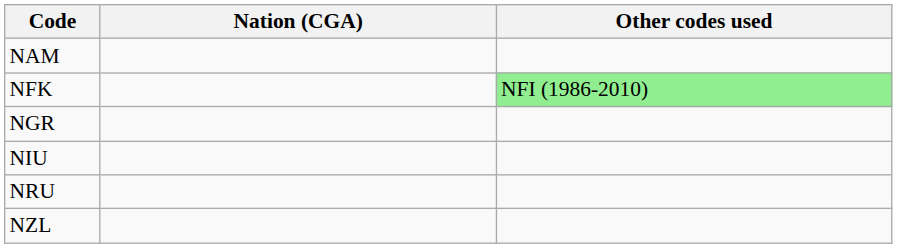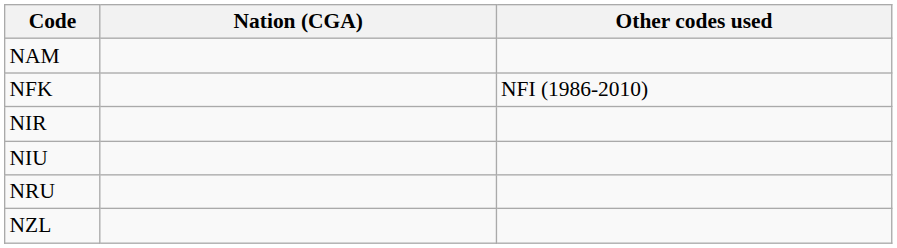(575, 89) lightgreen background -> (575, 89) no background
- row: (32, 123)
+ row: (28, 123)
